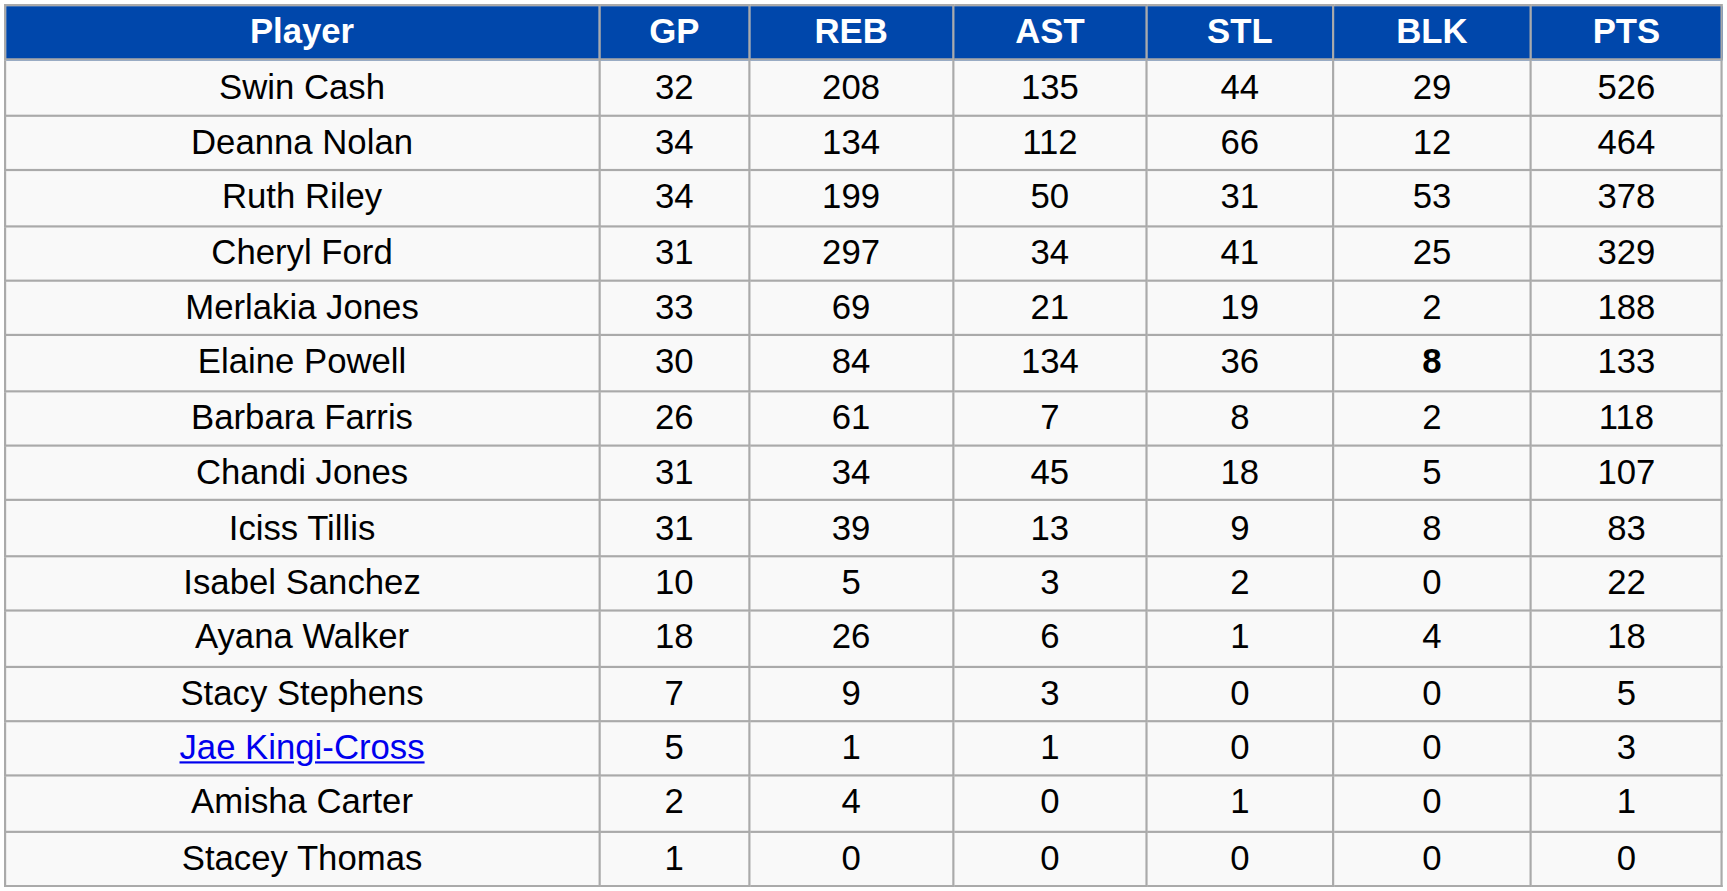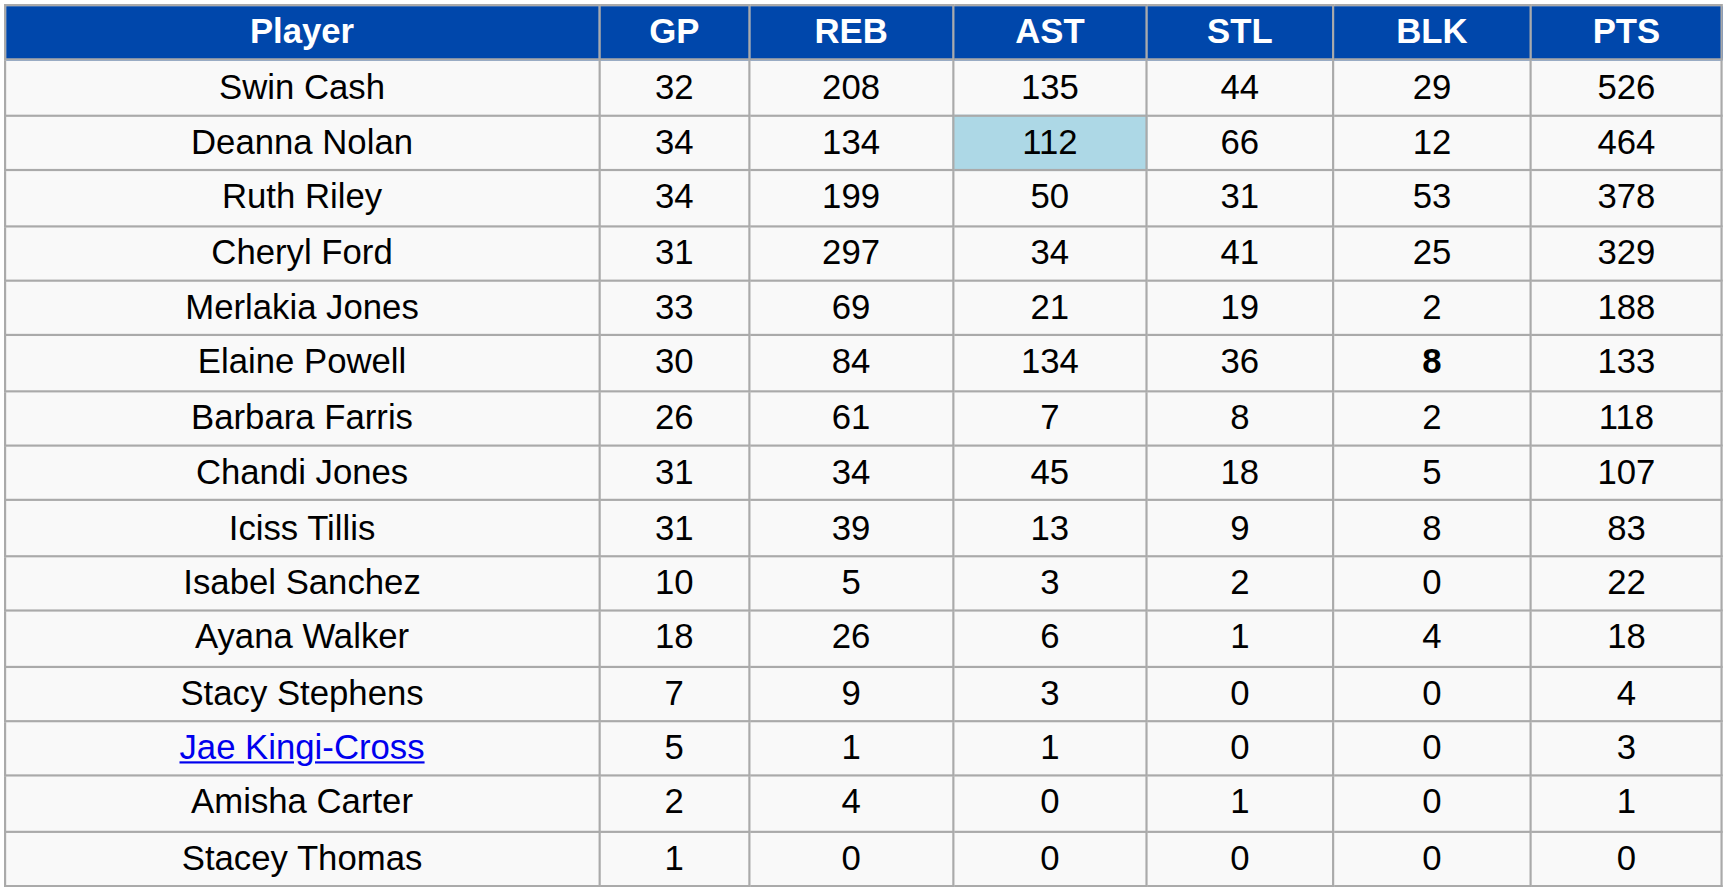(1050, 142) no background -> (1050, 142) lightblue background
(1626, 692) 5 -> (1626, 692) 4
